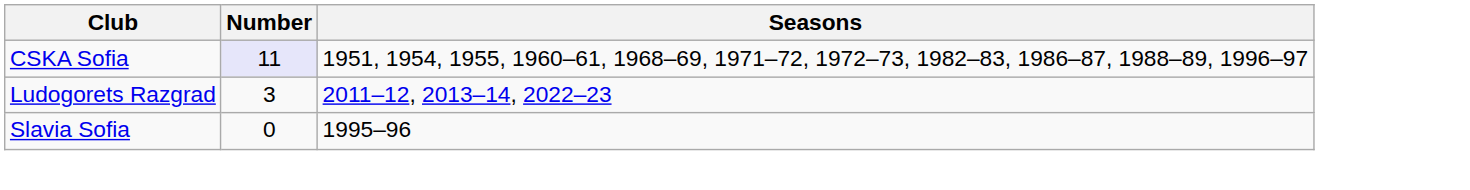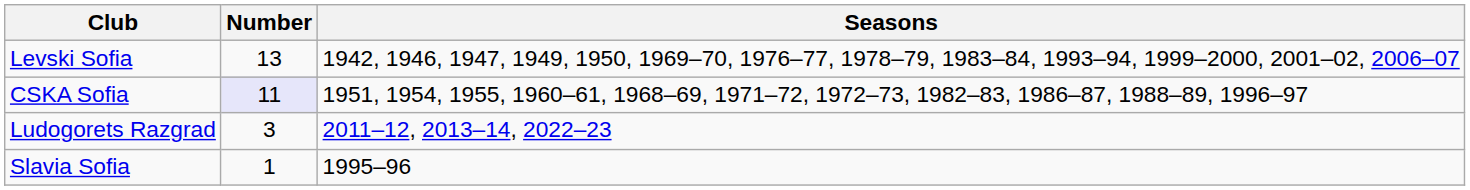+ row: (71, 58)
(269, 130) 0 -> (269, 166) 1
